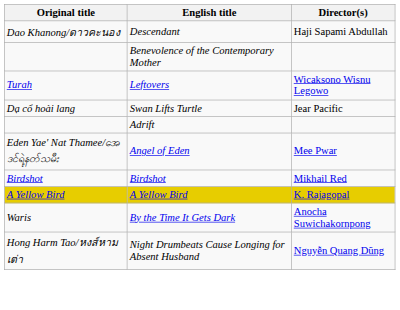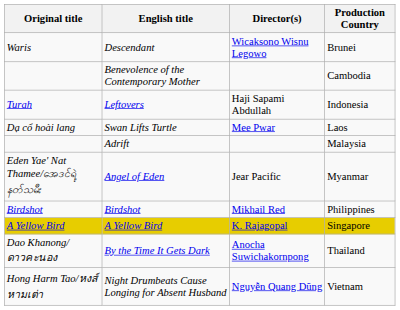+ column: (360, 18)
(63, 32) Dao Khanong/ดาวคะนอง -> (19, 47) Waris
(341, 31) Haji Sapami Abdullah -> (270, 47) Wicaksono Wisnu Legowo
(332, 85) Wicaksono Wisnu Legowo -> (258, 104) Haji Sapami Abdullah
(318, 108) Jear Pacific -> (253, 127) Mee Pwar
(315, 151) Mee Pwar -> (256, 176) Jear Pacific
(19, 217) Waris -> (38, 250) Dao Khanong/ดาวคะนอง
